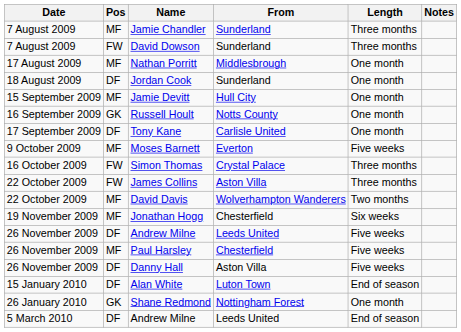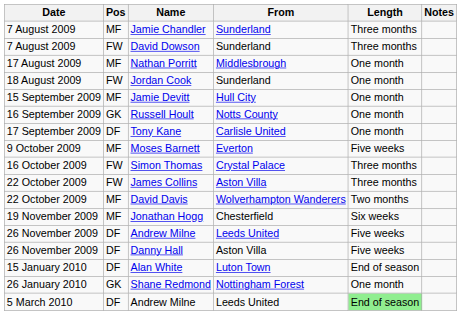(113, 81) DF -> (114, 81) FW
- row: (52, 251)
(385, 319) no background -> (385, 302) lightgreen background
